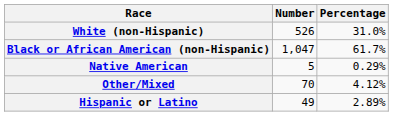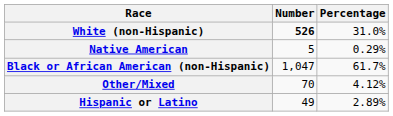(305, 31) normal -> (305, 31) bold
rows swapped: (139, 49) <-> (139, 67)
